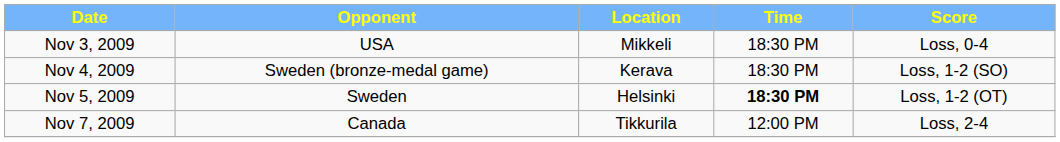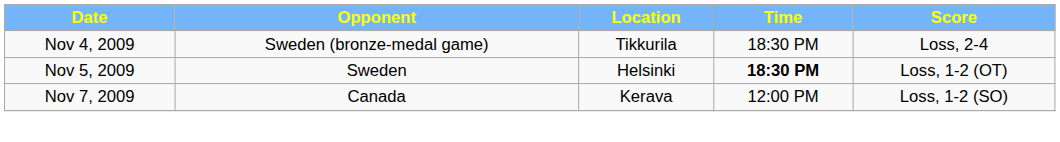- row: (90, 44)
(646, 70) Kerava -> (646, 44) Tikkurila
(954, 70) Loss, 1-2 (SO) -> (954, 44) Loss, 2-4
(646, 123) Tikkurila -> (646, 96) Kerava
(954, 123) Loss, 2-4 -> (954, 96) Loss, 1-2 (SO)
